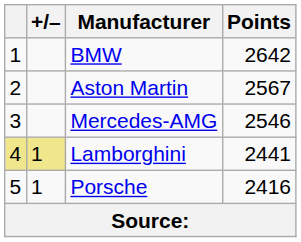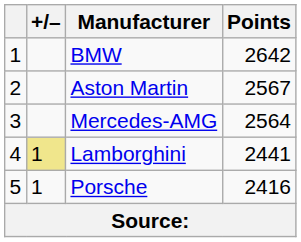(268, 121) 2546 -> (268, 121) 2564
(15, 154) khaki background -> (15, 154) no background
